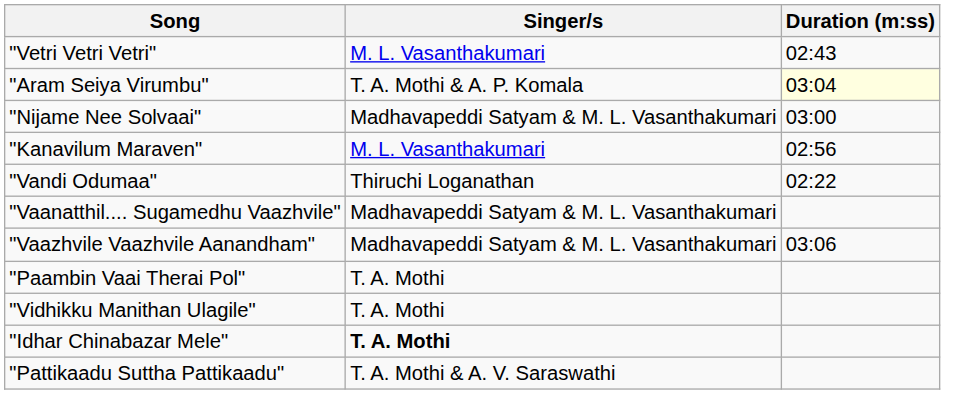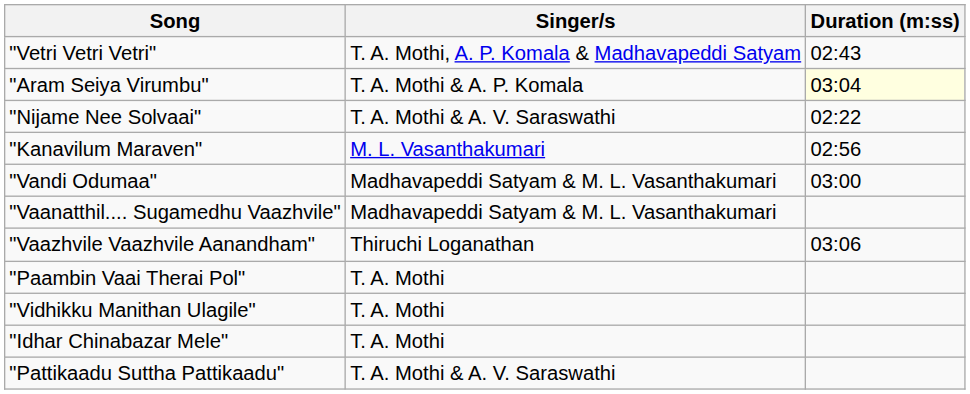(448, 53) M. L. Vasanthakumari -> (576, 53) T. A. Mothi, A. P. Komala & Madhavapeddi Satyam
(563, 117) Madhavapeddi Satyam & M. L. Vasanthakumari -> (483, 117) T. A. Mothi & A. V. Saraswathi
(811, 117) 03:00 -> (836, 117) 02:22
(442, 181) Thiruchi Loganathan -> (563, 181) Madhavapeddi Satyam & M. L. Vasanthakumari
(811, 181) 02:22 -> (836, 181) 03:00
(563, 245) Madhavapeddi Satyam & M. L. Vasanthakumari -> (442, 245) Thiruchi Loganathan
(400, 341) bold -> (397, 341) normal
